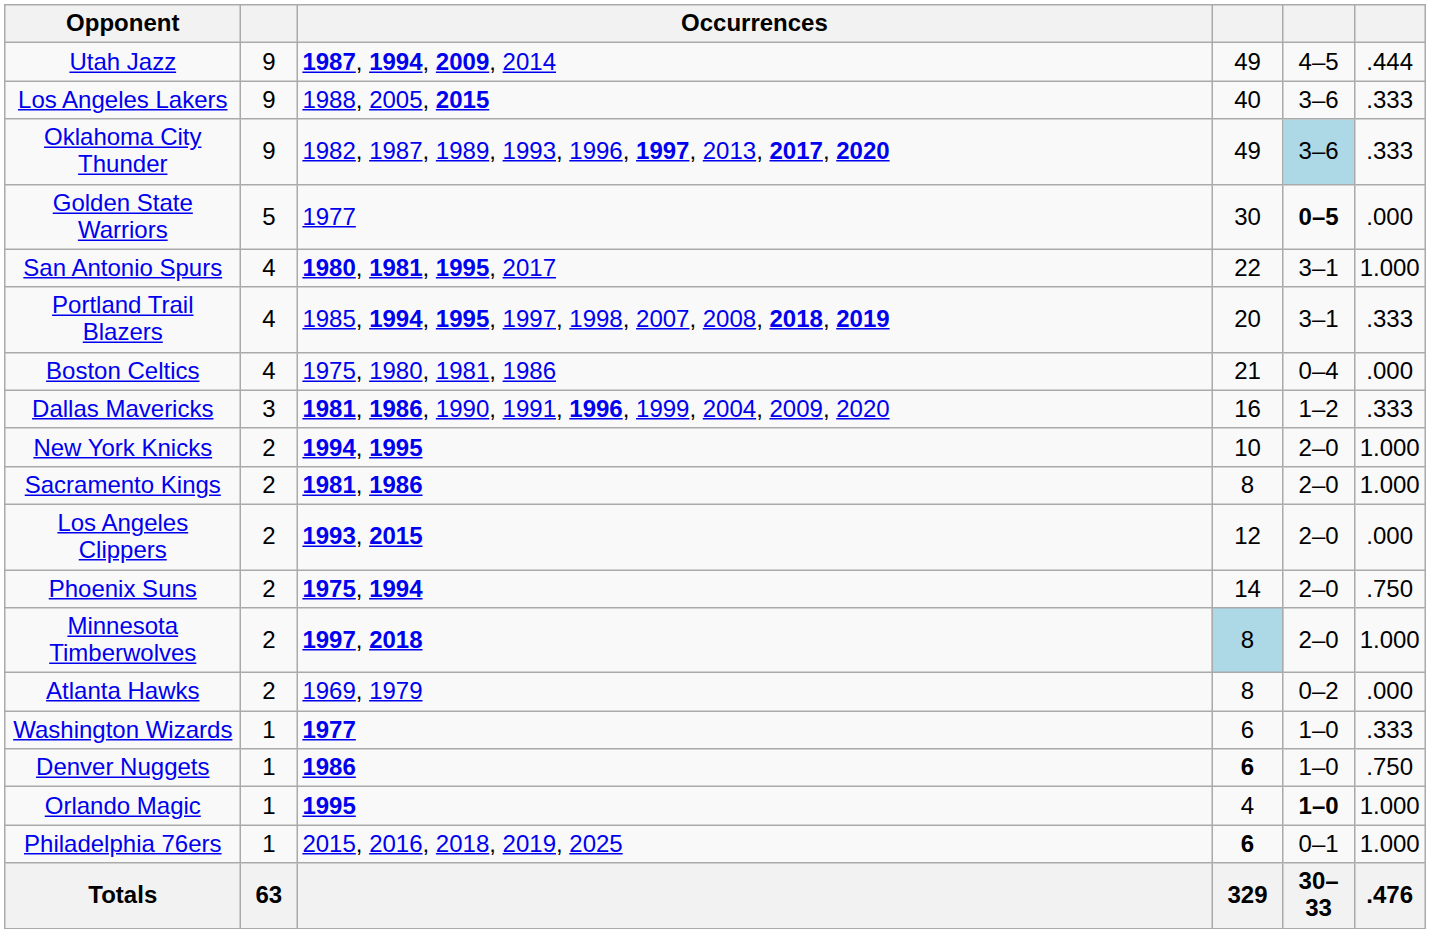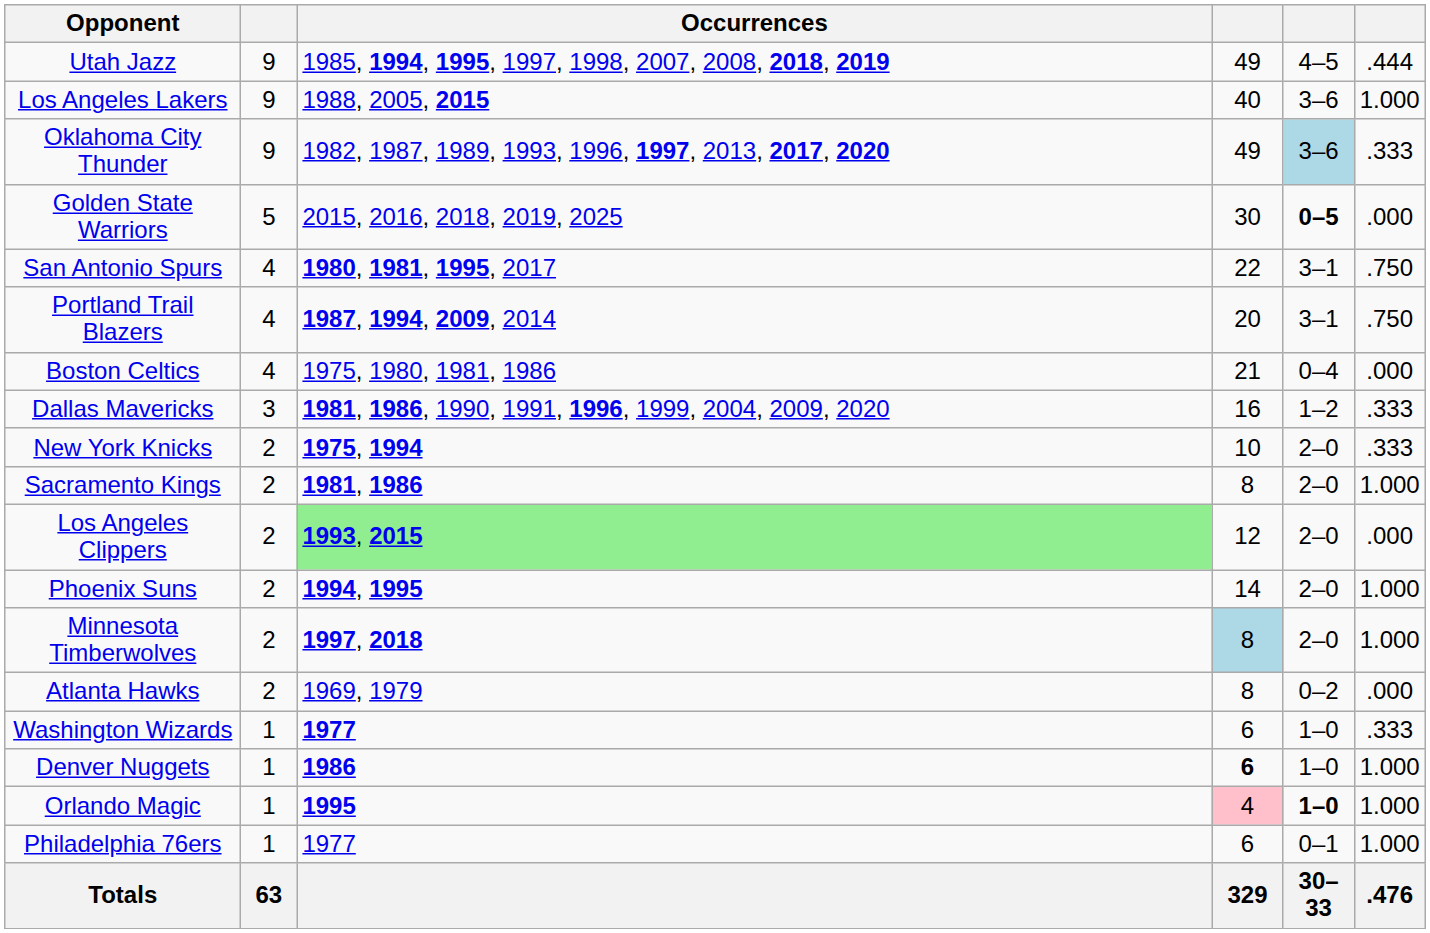(429, 61) 1987, 1994, 2009, 2014 -> (596, 61) 1985, 1994, 1995, 1997, 1998, 2007, 2008, 2018, 2019
(1390, 99) .333 -> (1390, 99) 1.000
(329, 216) 1977 -> (463, 216) 2015, 2016, 2018, 2019, 2025
(1390, 267) 1.000 -> (1390, 267) .750
(596, 319) 1985, 1994, 1995, 1997, 1998, 2007, 2008, 2018, 2019 -> (429, 319) 1987, 1994, 2009, 2014
(1390, 319) .333 -> (1390, 319) .750
(362, 447) 1994, 1995 -> (362, 447) 1975, 1994
(1390, 447) 1.000 -> (1390, 447) .333
(362, 536) no background -> (362, 536) lightgreen background
(362, 588) 1975, 1994 -> (362, 588) 1994, 1995
(1390, 588) .750 -> (1390, 588) 1.000
(1390, 767) .750 -> (1390, 767) 1.000
(1248, 805) no background -> (1248, 805) pink background
(463, 843) 2015, 2016, 2018, 2019, 2025 -> (329, 843) 1977
(1248, 843) bold -> (1248, 843) normal
